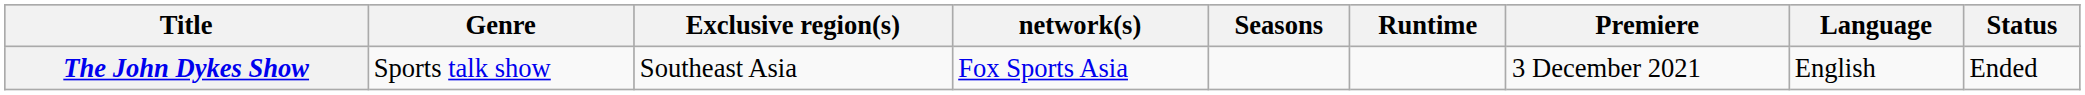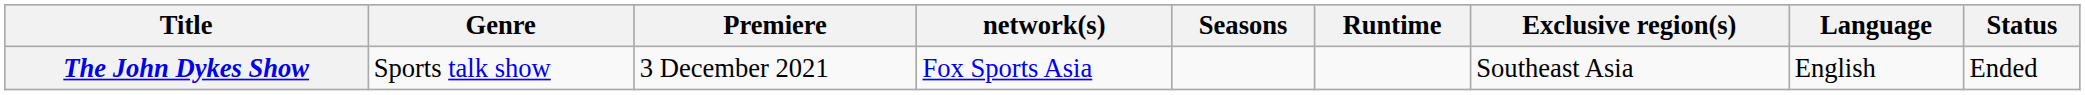columns swapped: (1647, 25) <-> (793, 25)
